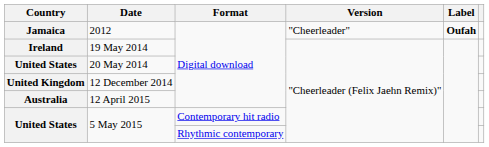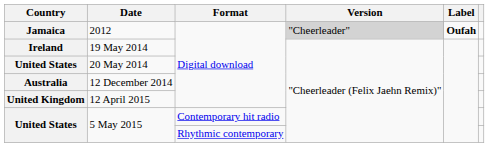(319, 30) no background -> (319, 30) lightgrey background
(46, 82) United Kingdom -> (46, 82) Australia
(46, 99) Australia -> (46, 99) United Kingdom
